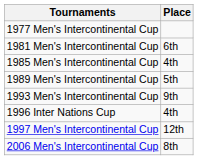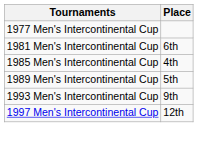- row: (61, 113)
- row: (83, 146)
